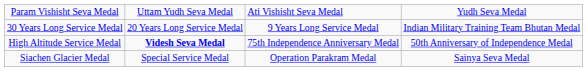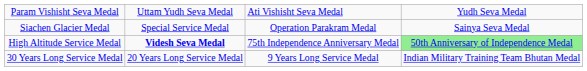rows swapped: (65, 58) <-> (65, 27)
(492, 43) no background -> (492, 43) lightgreen background
